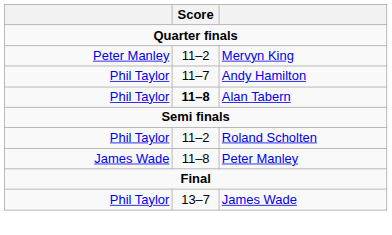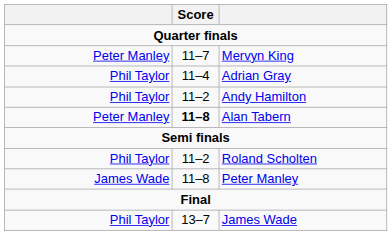(196, 55) 11–2 -> (196, 55) 11–7
+ row: (256, 76)
(196, 76) 11–7 -> (196, 96) 11–2
(140, 96) Phil Taylor -> (131, 117) Peter Manley
